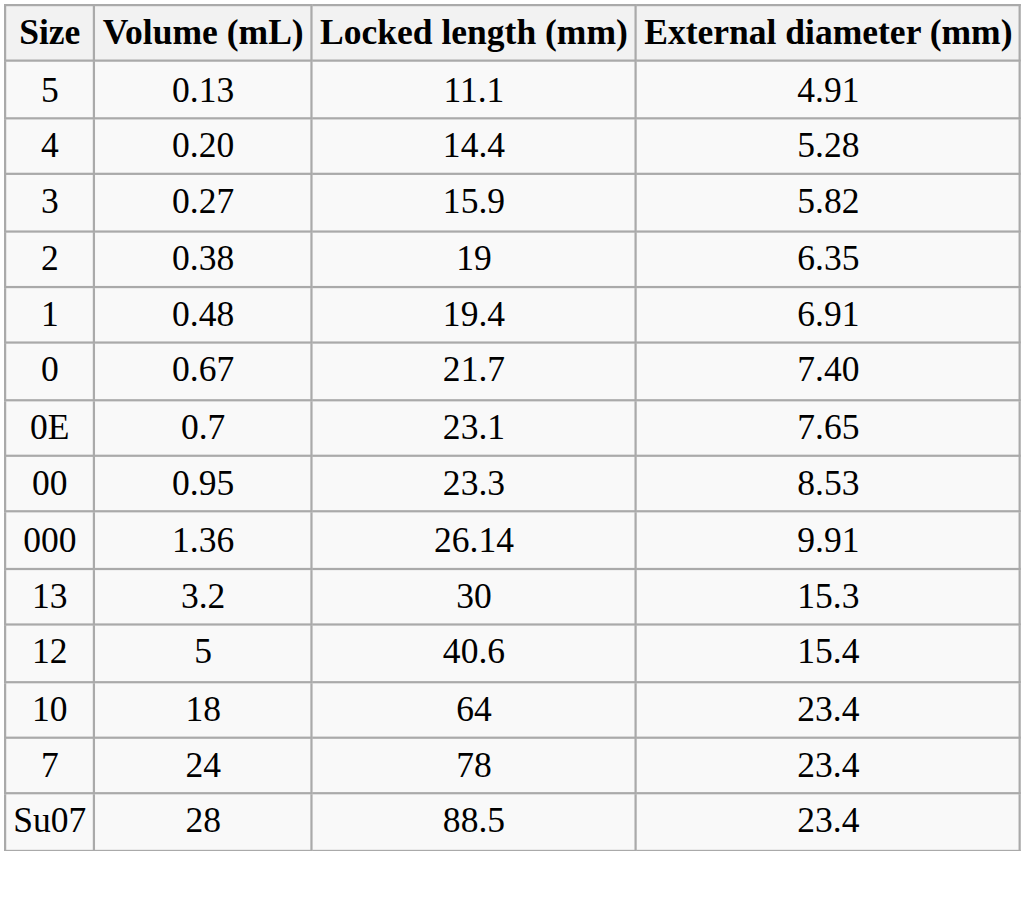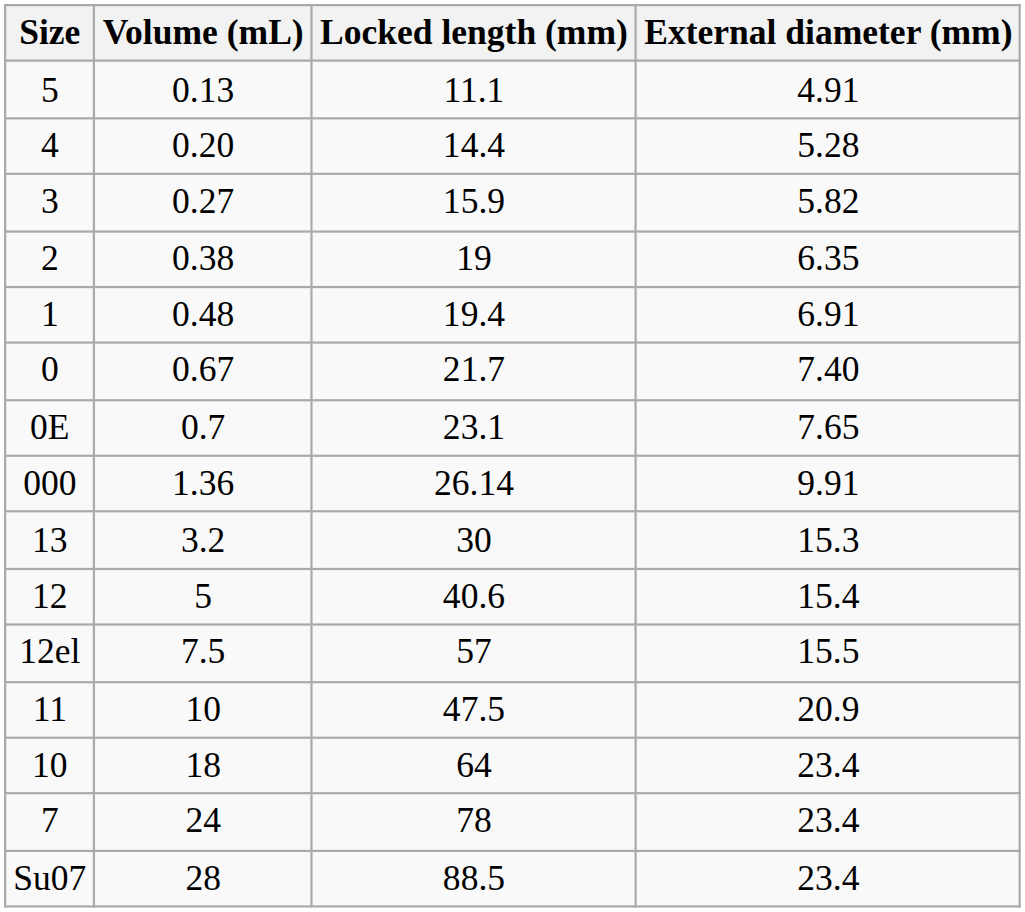- row: (50, 483)
+ row: (50, 652)
+ row: (50, 708)
